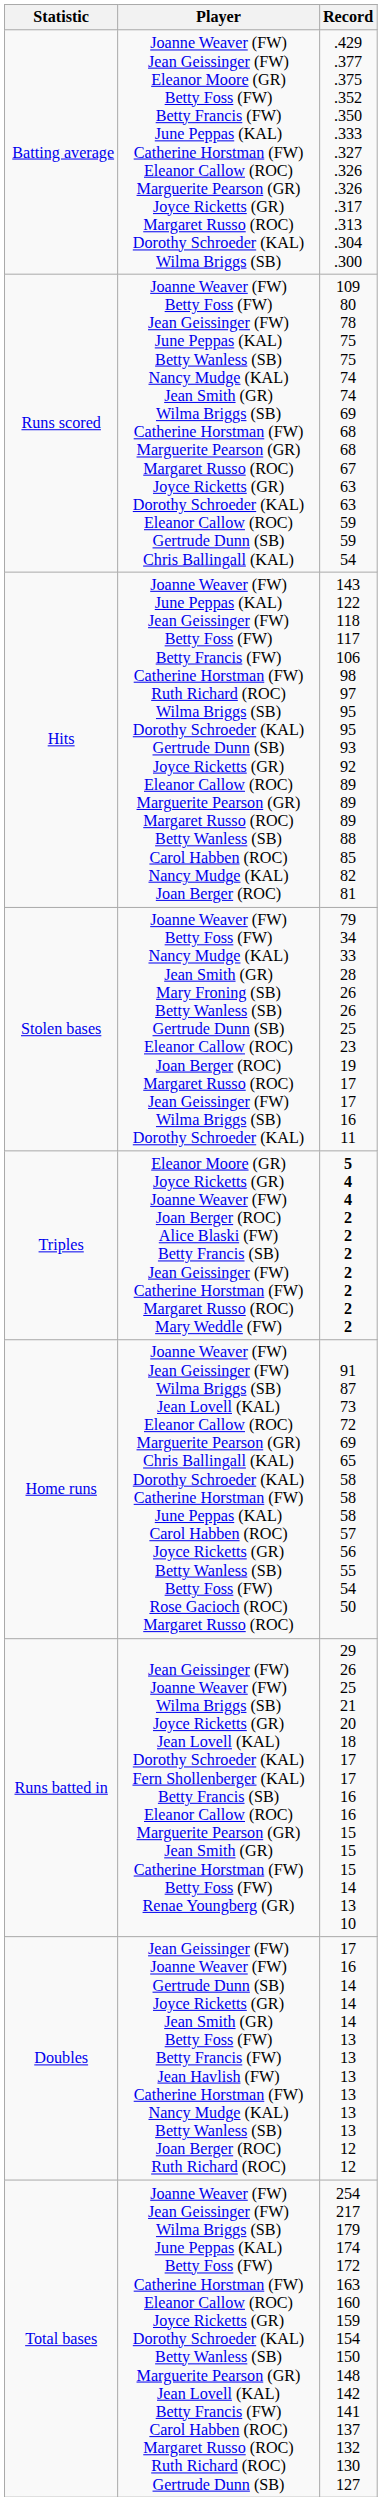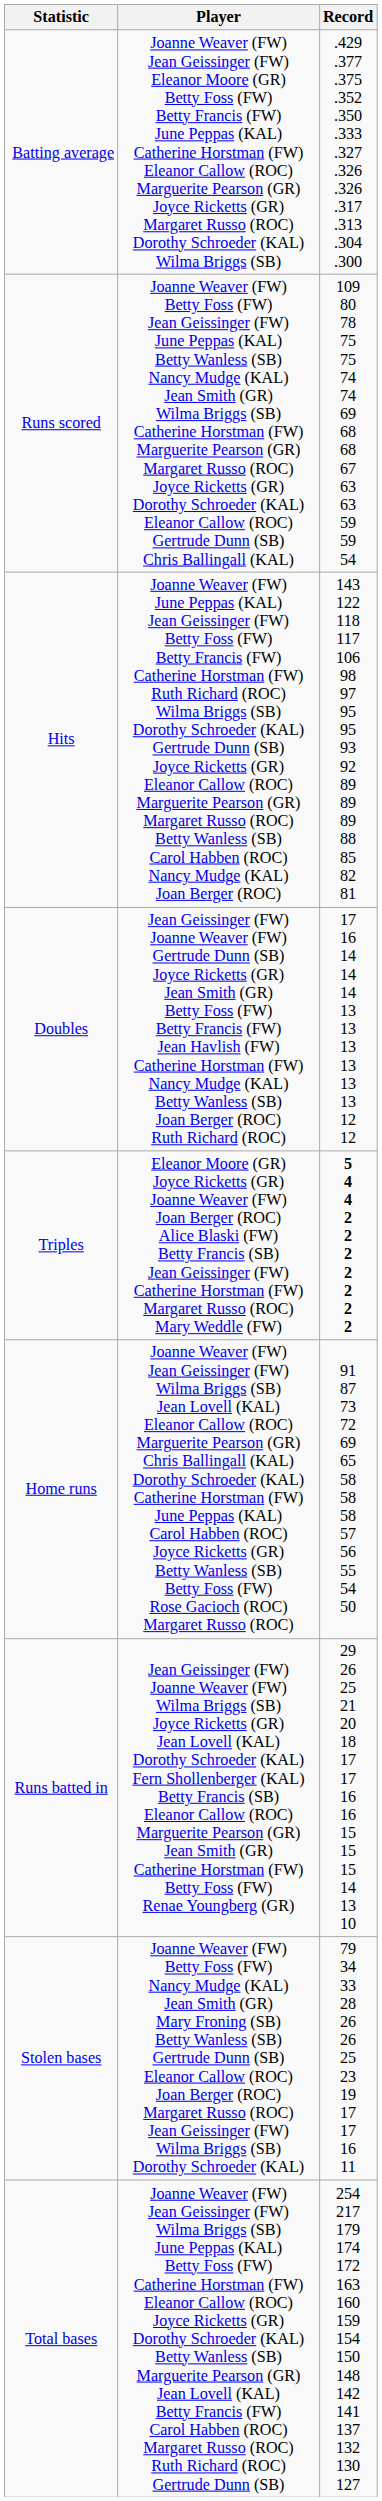rows swapped: (61, 2058) <-> (61, 1028)
